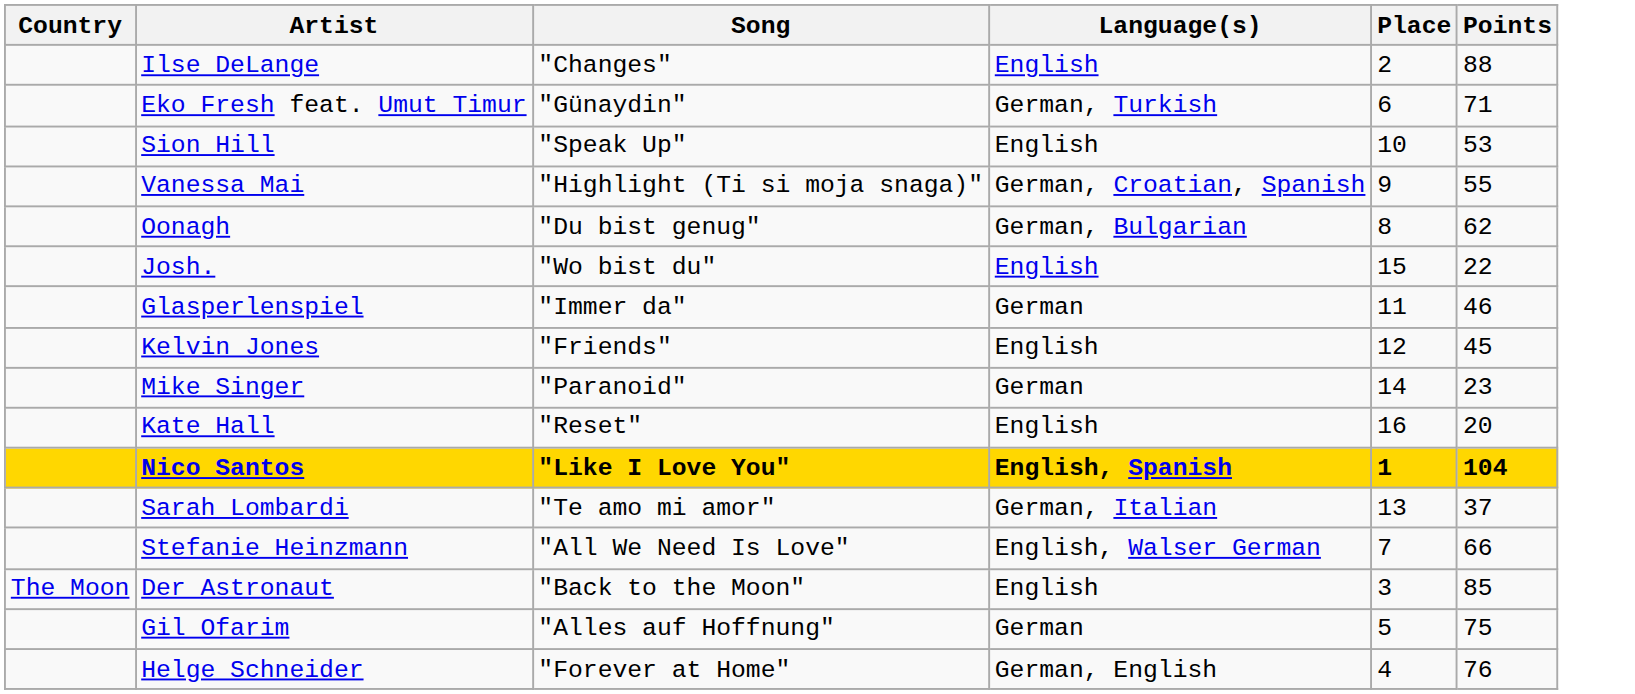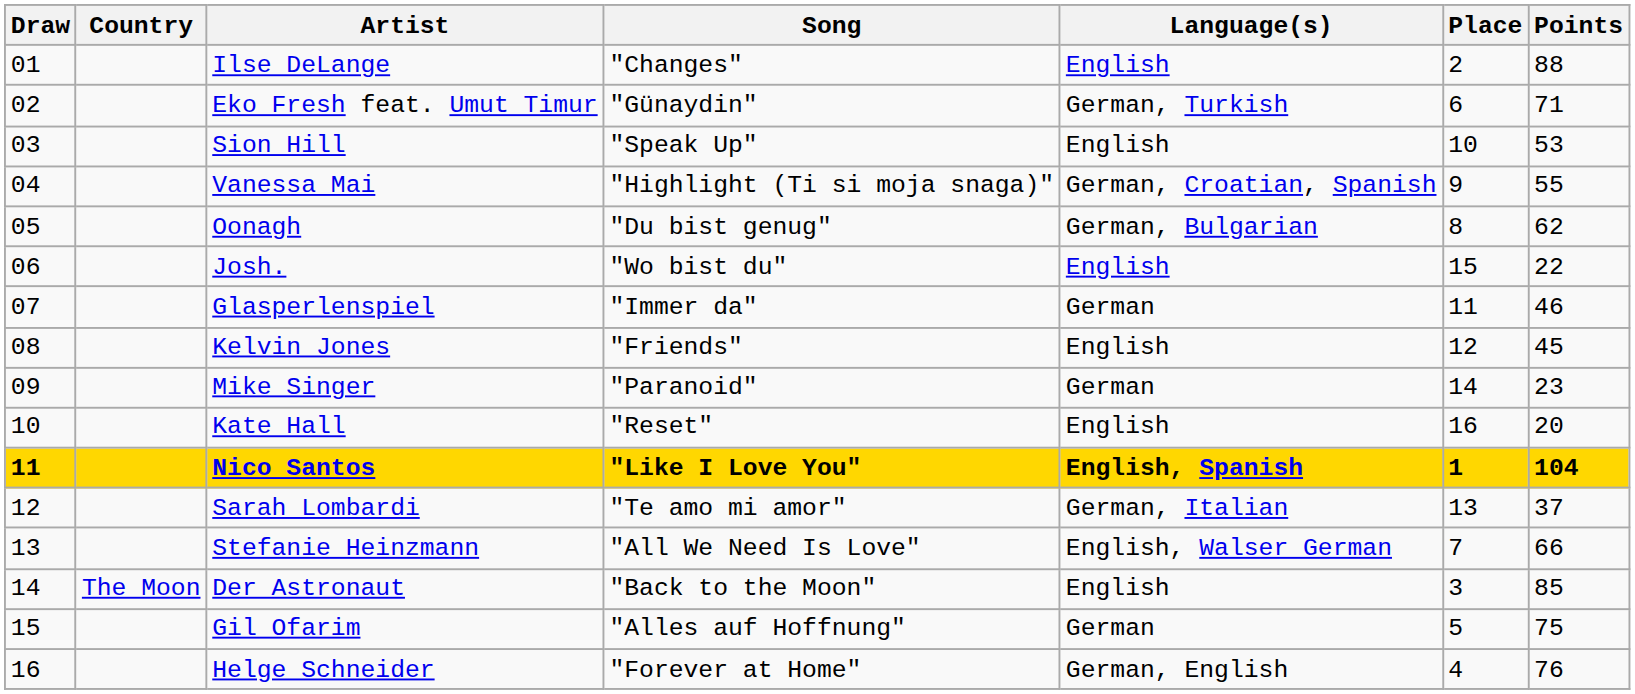+ column: (40, 25)
